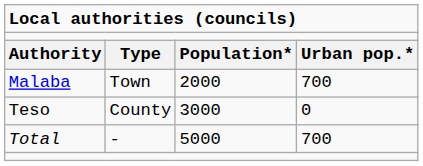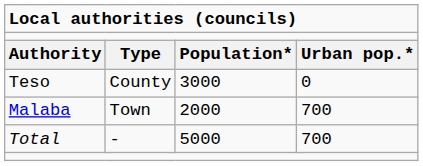rows swapped: (40, 83) <-> (29, 111)
